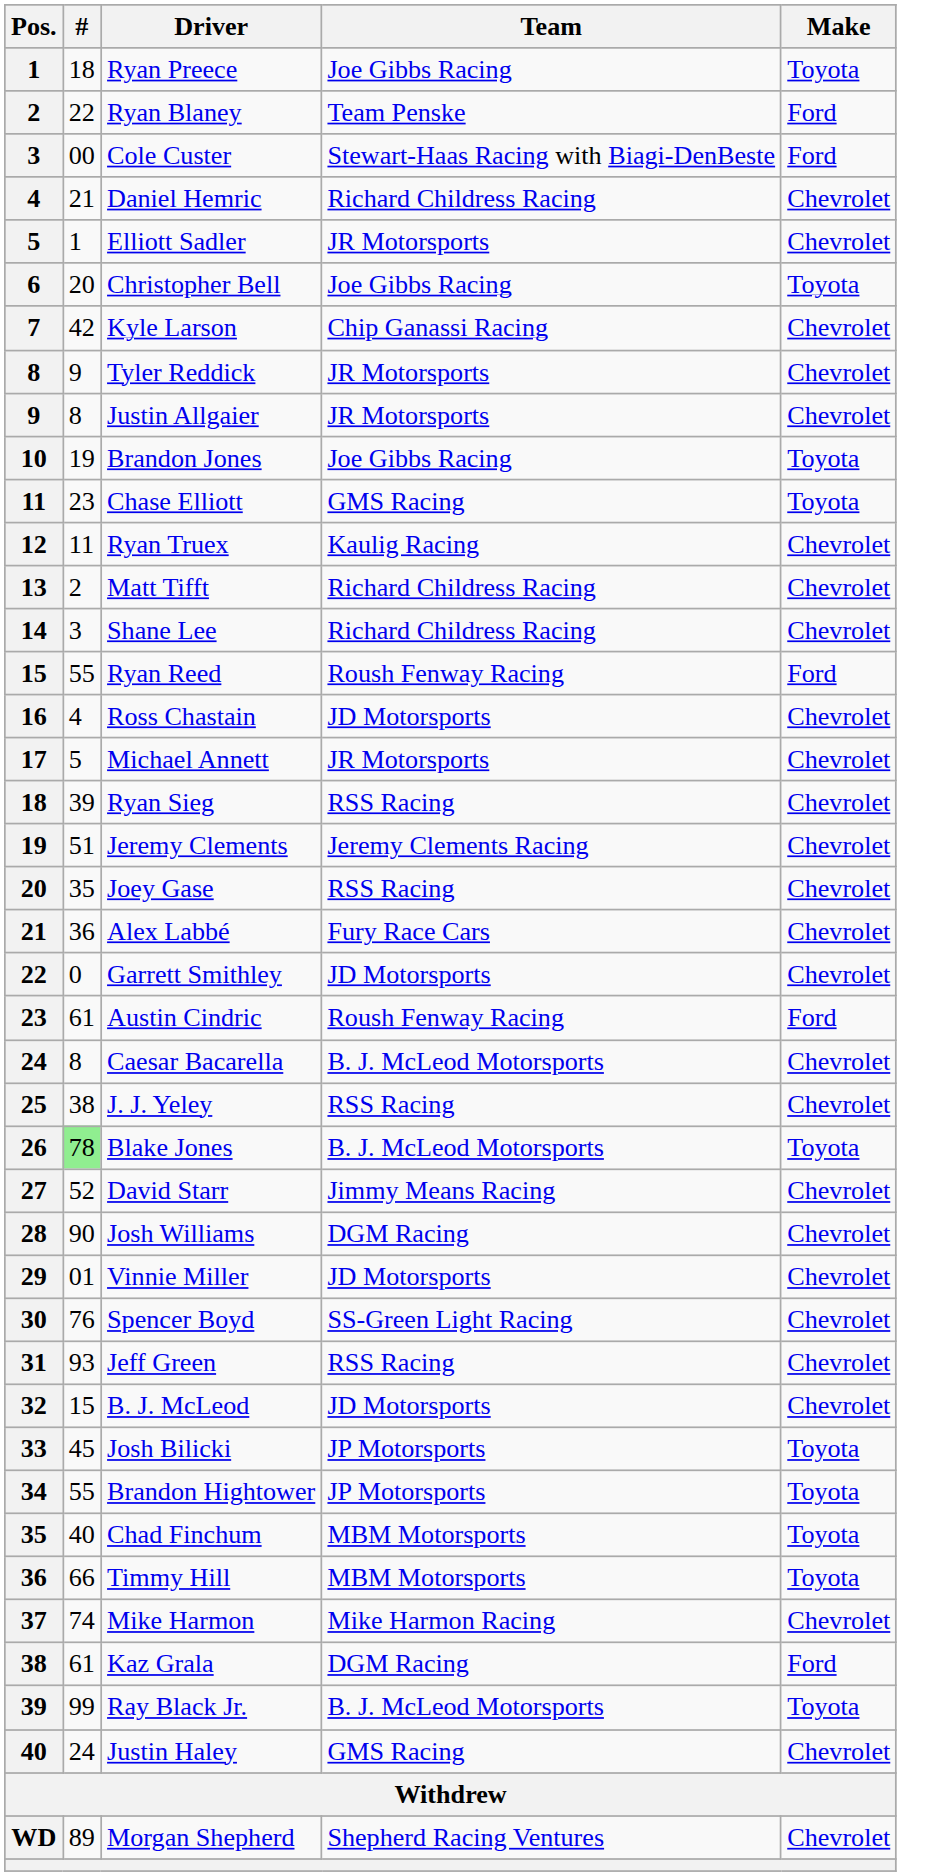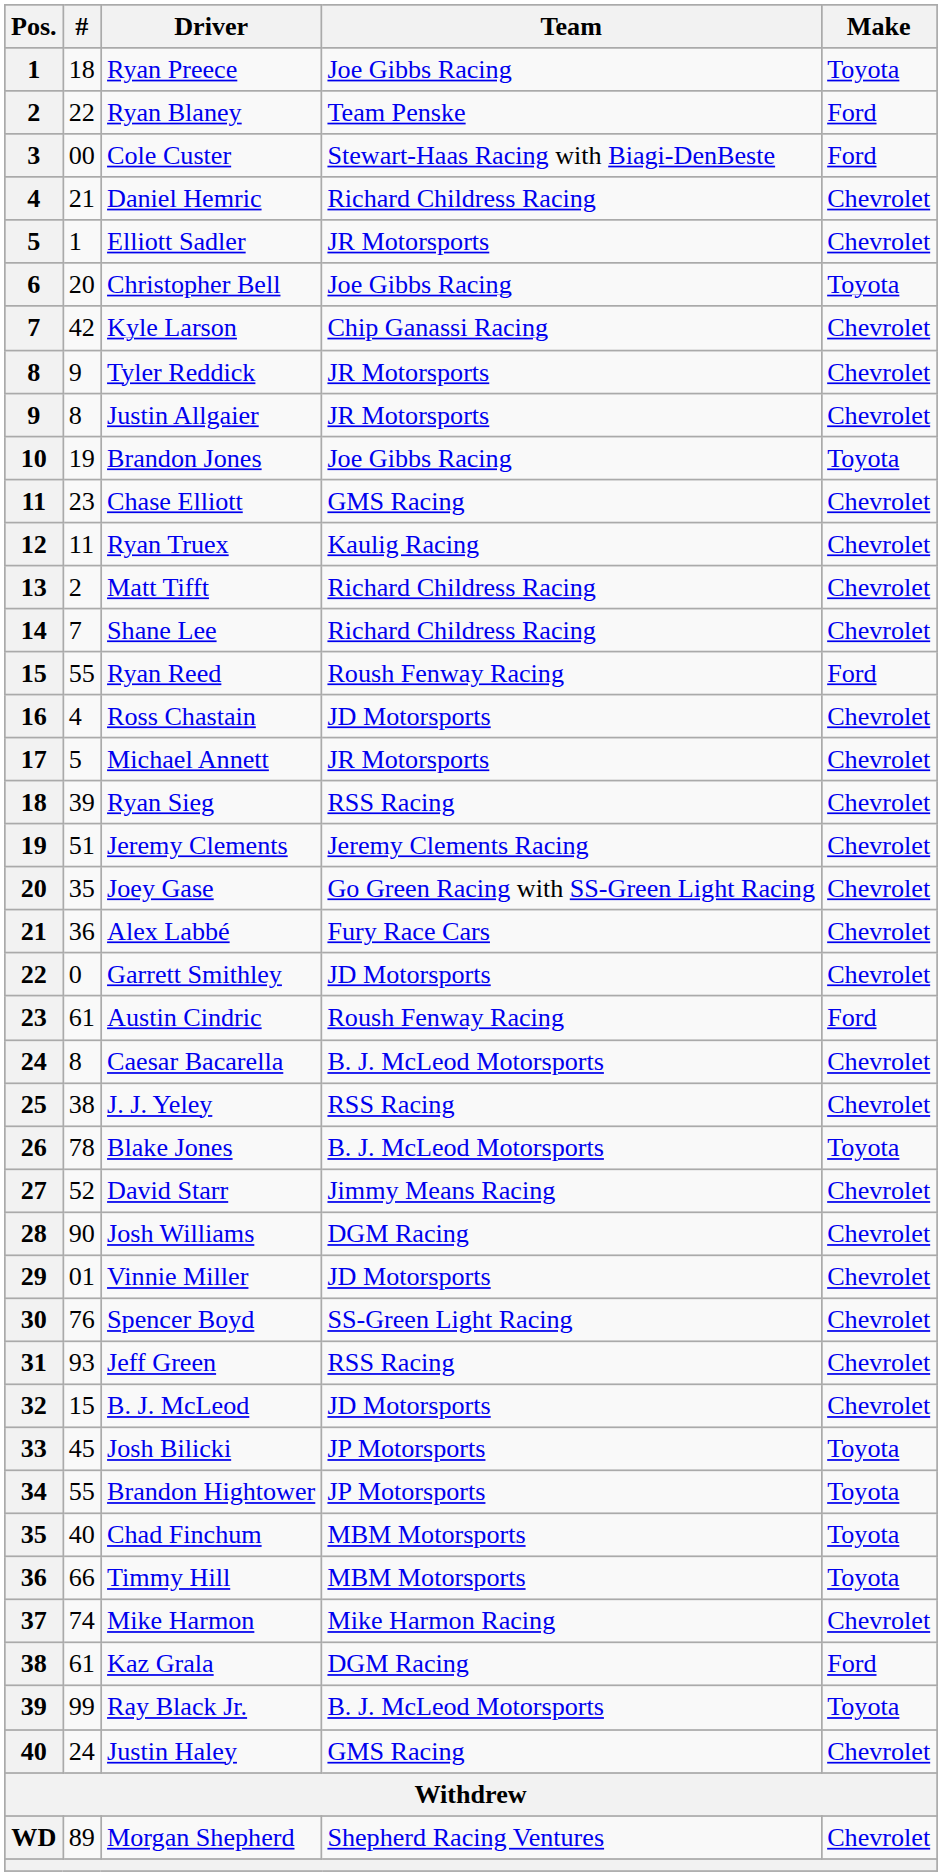(823, 500) Toyota -> (879, 500) Chevrolet
(75, 629) 3 -> (75, 629) 7
(391, 888) RSS Racing -> (571, 888) Go Green Racing with SS-Green Light Racing
(82, 1147) lightgreen background -> (82, 1147) no background
